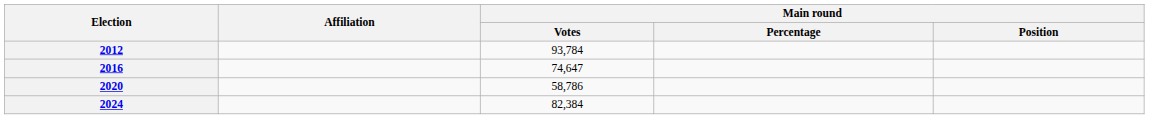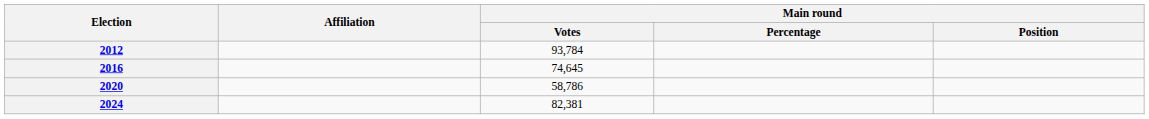(567, 68) 74,647 -> (567, 68) 74,645
(567, 104) 82,384 -> (567, 104) 82,381
